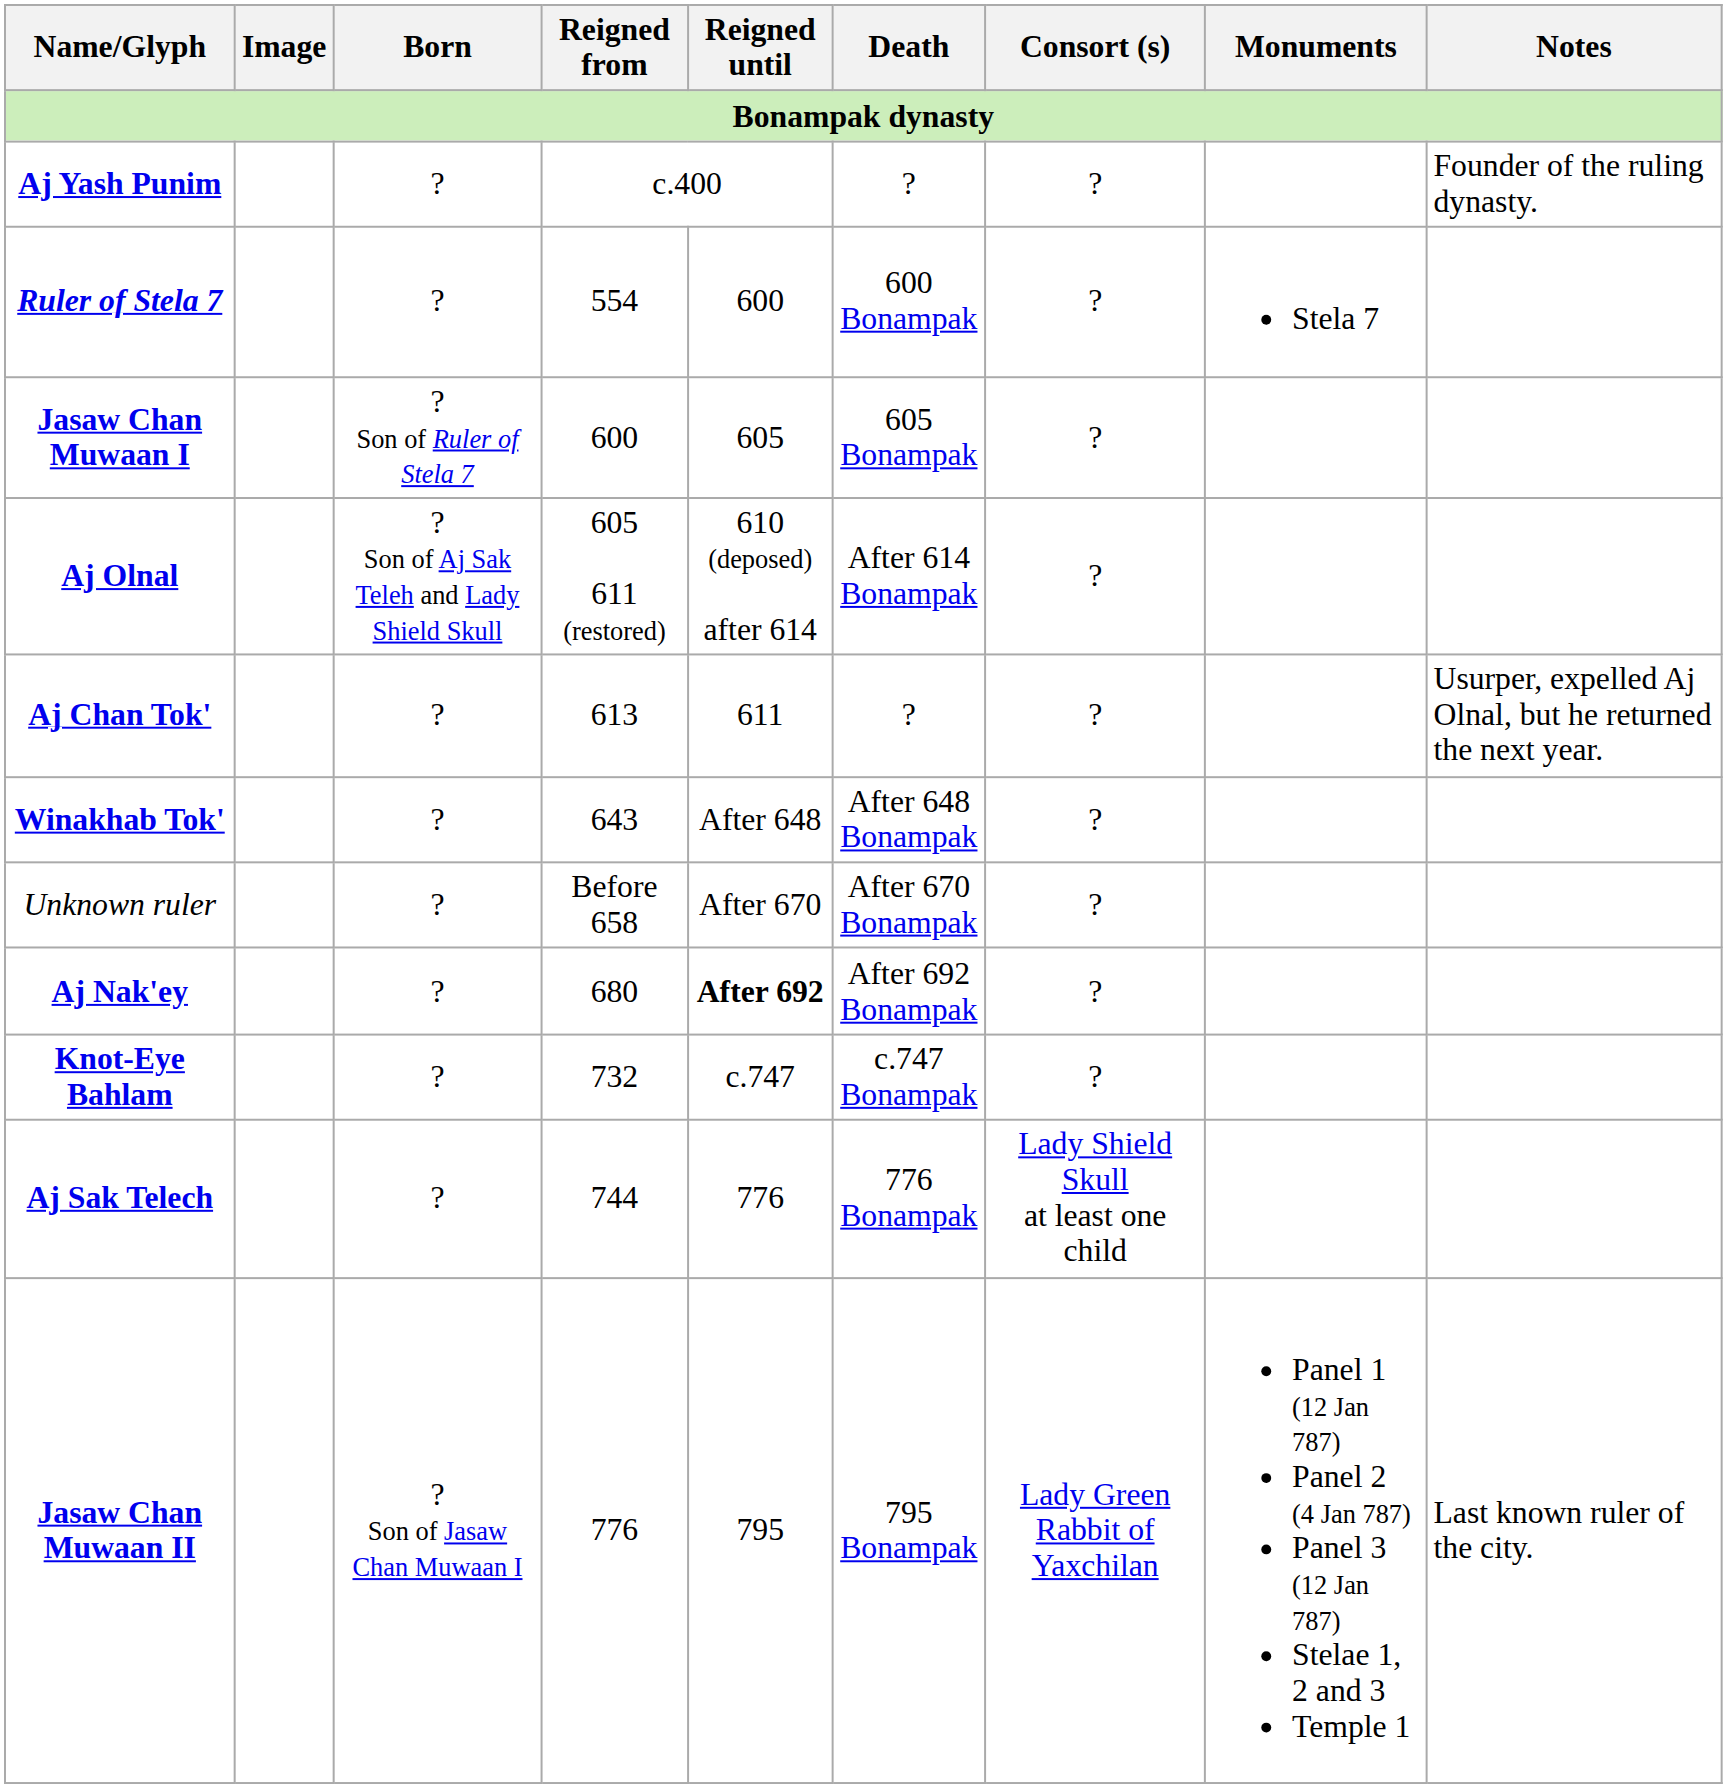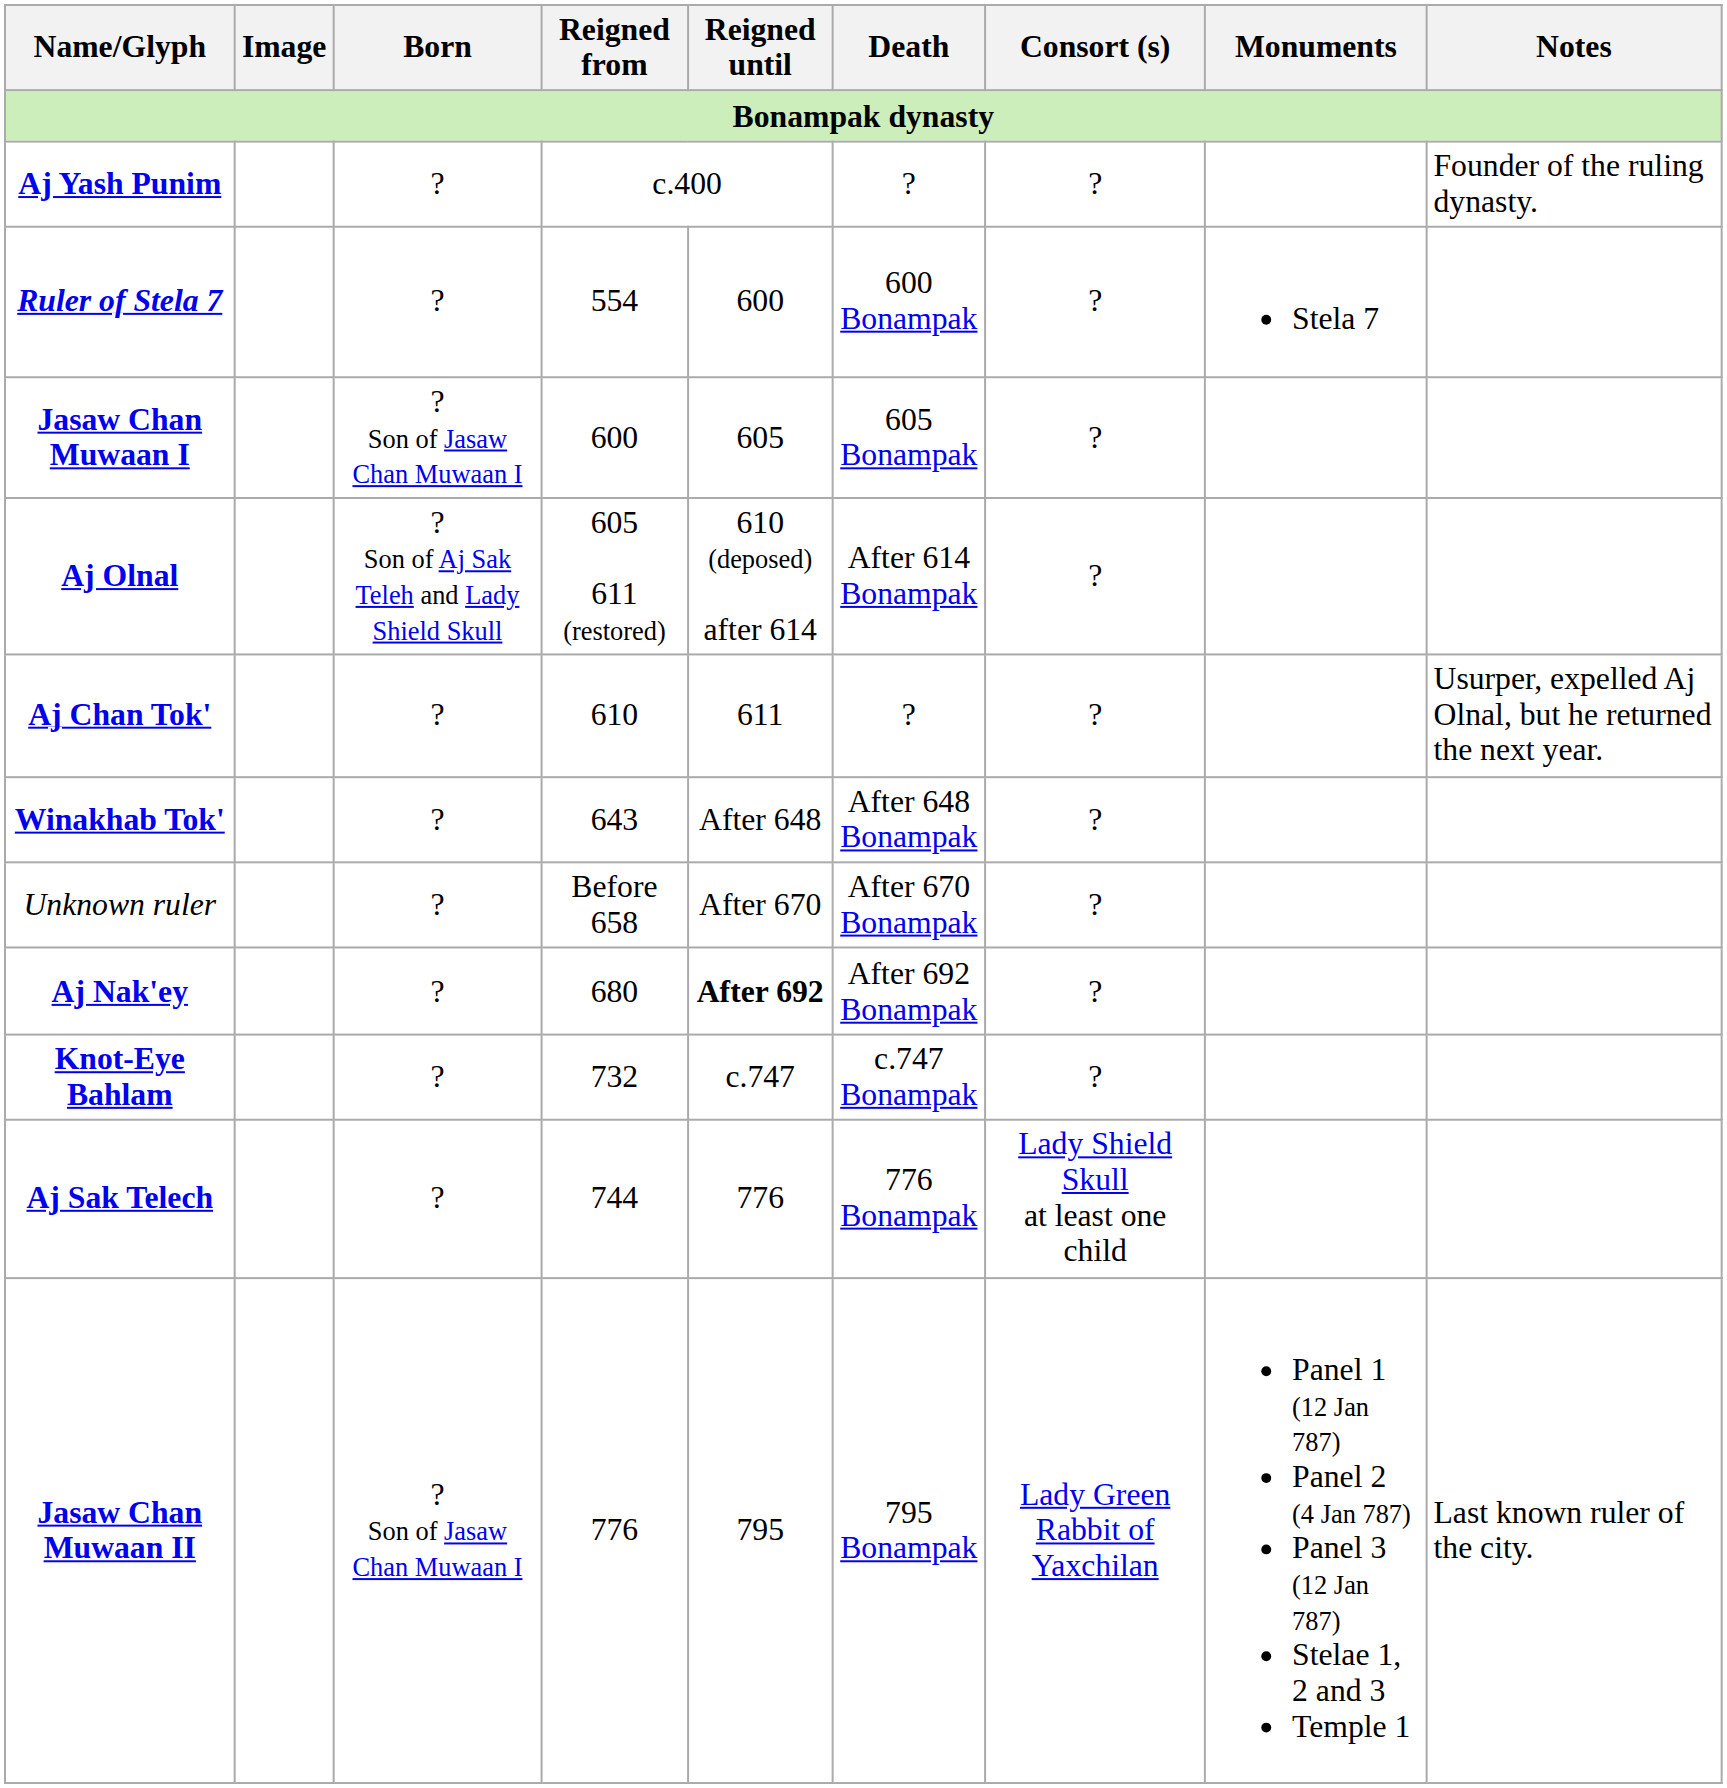(437, 436) ? Son of Ruler of Stela 7 -> (437, 436) ? Son of Jasaw Chan Muwaan I
(614, 715) 613 -> (614, 715) 610
